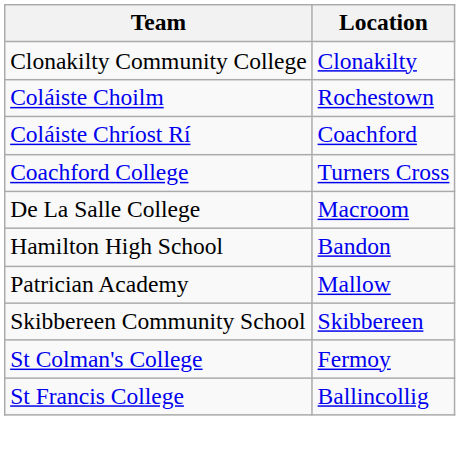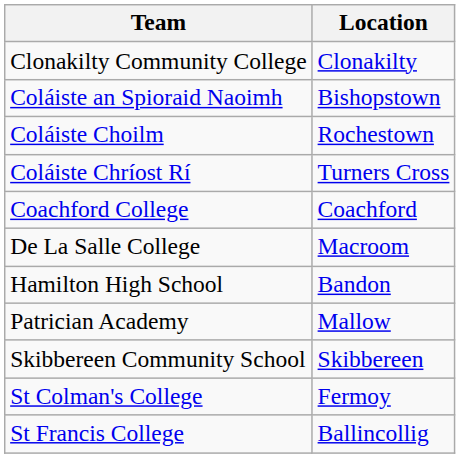+ row: (146, 97)
(367, 135) Coachford -> (384, 172) Turners Cross
(384, 172) Turners Cross -> (367, 209) Coachford
